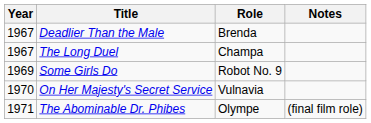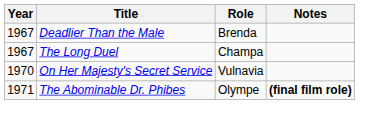- row: (78, 71)
(325, 109) normal -> (310, 90) bold
